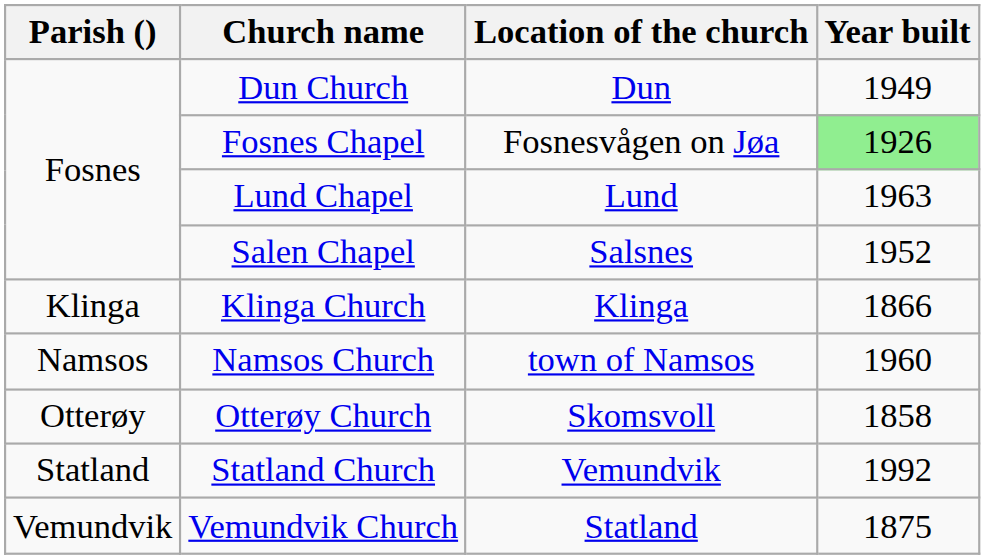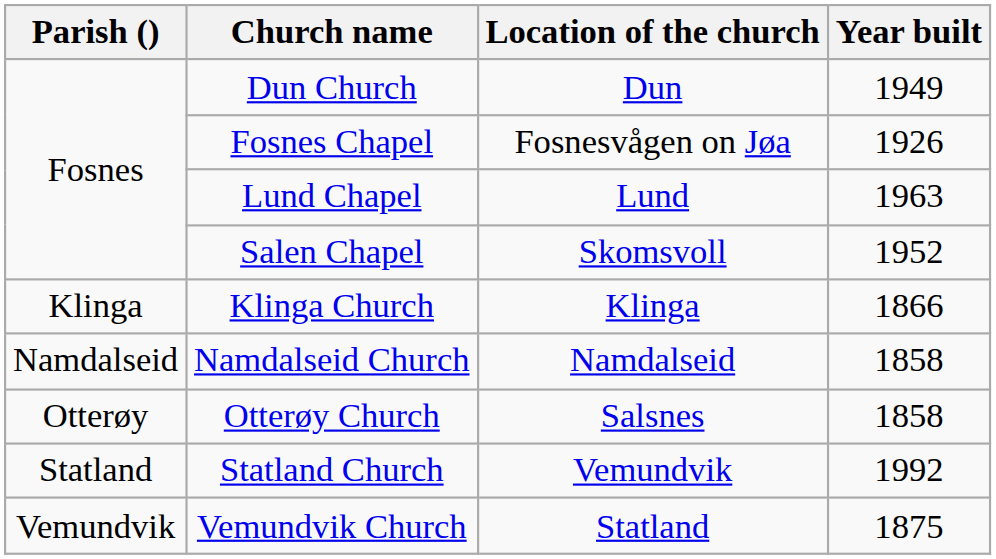(897, 141) lightgreen background -> (909, 141) no background
(641, 251) Salsnes -> (653, 251) Skomsvoll
+ row: (332, 360)
- row: (323, 360)
(641, 415) Skomsvoll -> (653, 415) Salsnes
